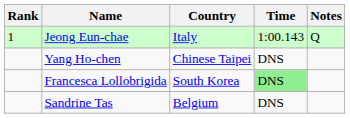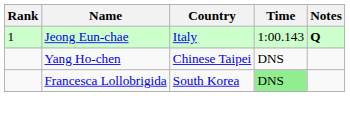(315, 37) normal -> (315, 37) bold
- row: (79, 102)
